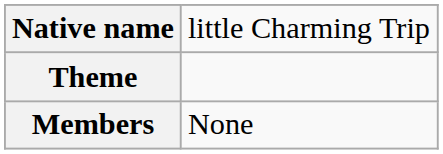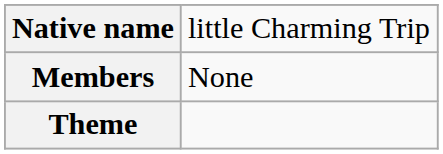rows swapped: (93, 76) <-> (93, 124)
